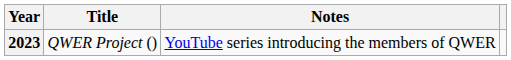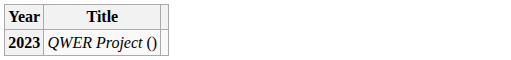- column: (330, 17)
